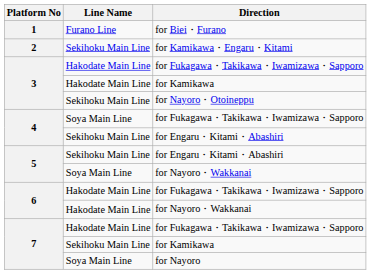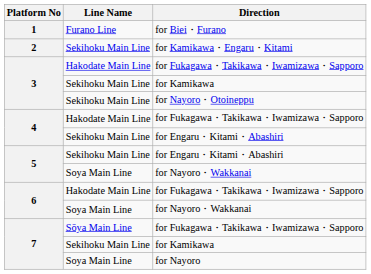(108, 83) Hakodate Main Line -> (108, 83) Sekihoku Main Line
(99, 118) Soya Main Line -> (108, 118) Hakodate Main Line
(108, 209) Hakodate Main Line -> (99, 209) Soya Main Line
(108, 227) Hakodate Main Line -> (99, 227) Sōya Main Line
